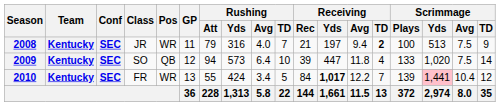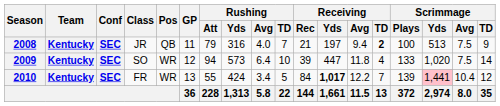(168, 45) WR -> (168, 45) QB
(168, 61) QB -> (168, 61) WR
